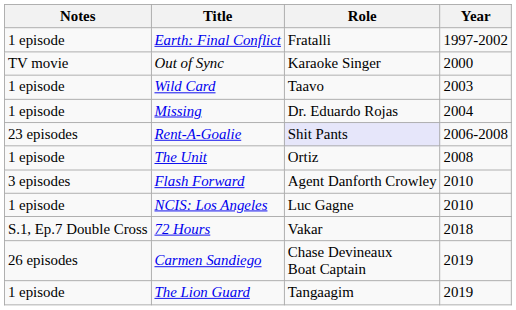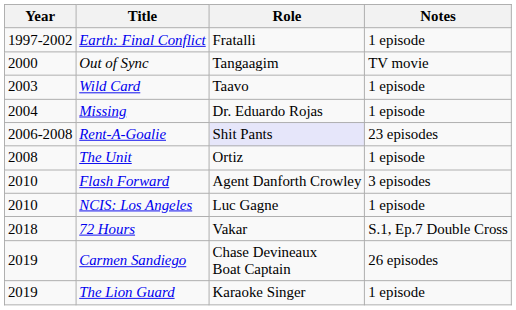columns swapped: (476, 16) <-> (78, 16)
(334, 63) Karaoke Singer -> (246, 63) Tangaagim
(321, 292) Tangaagim -> (259, 292) Karaoke Singer
